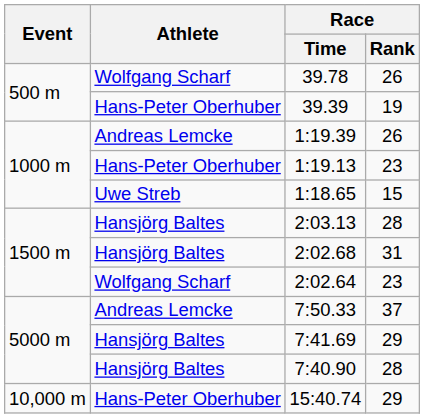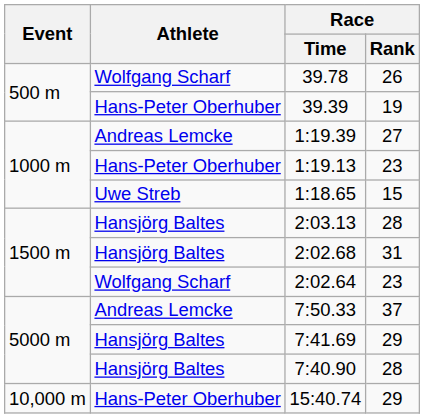(392, 136) 26 -> (392, 136) 27
